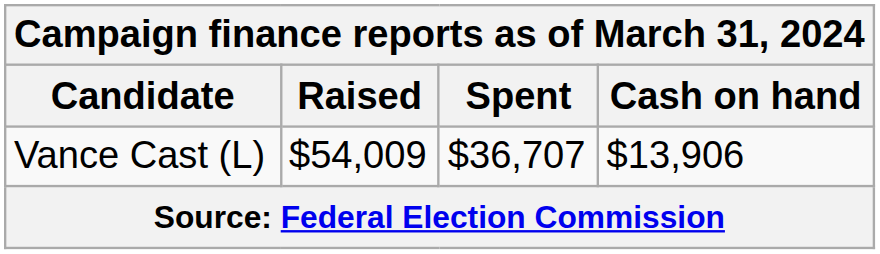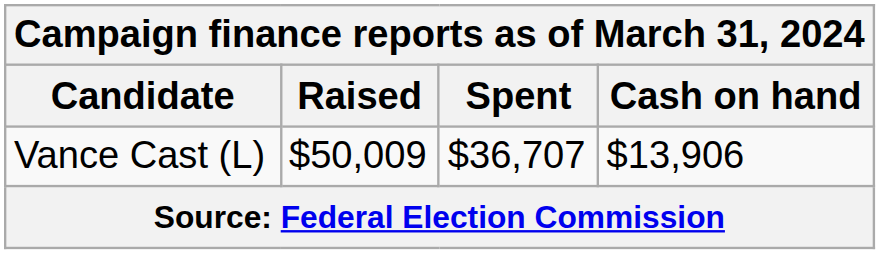(358, 155) $54,009 -> (358, 155) $50,009
